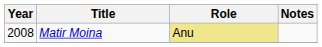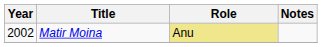(20, 33) 2008 -> (20, 33) 2002
